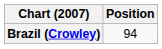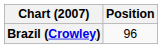(130, 33) 94 -> (130, 33) 96
